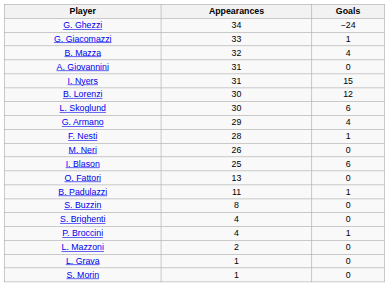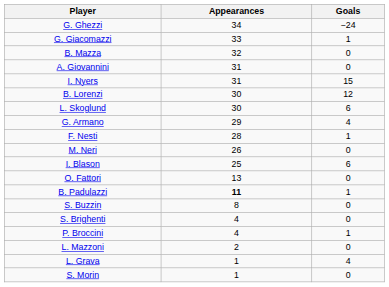(348, 53) 4 -> (348, 53) 0
(236, 192) normal -> (236, 192) bold
(348, 261) 0 -> (348, 261) 4
